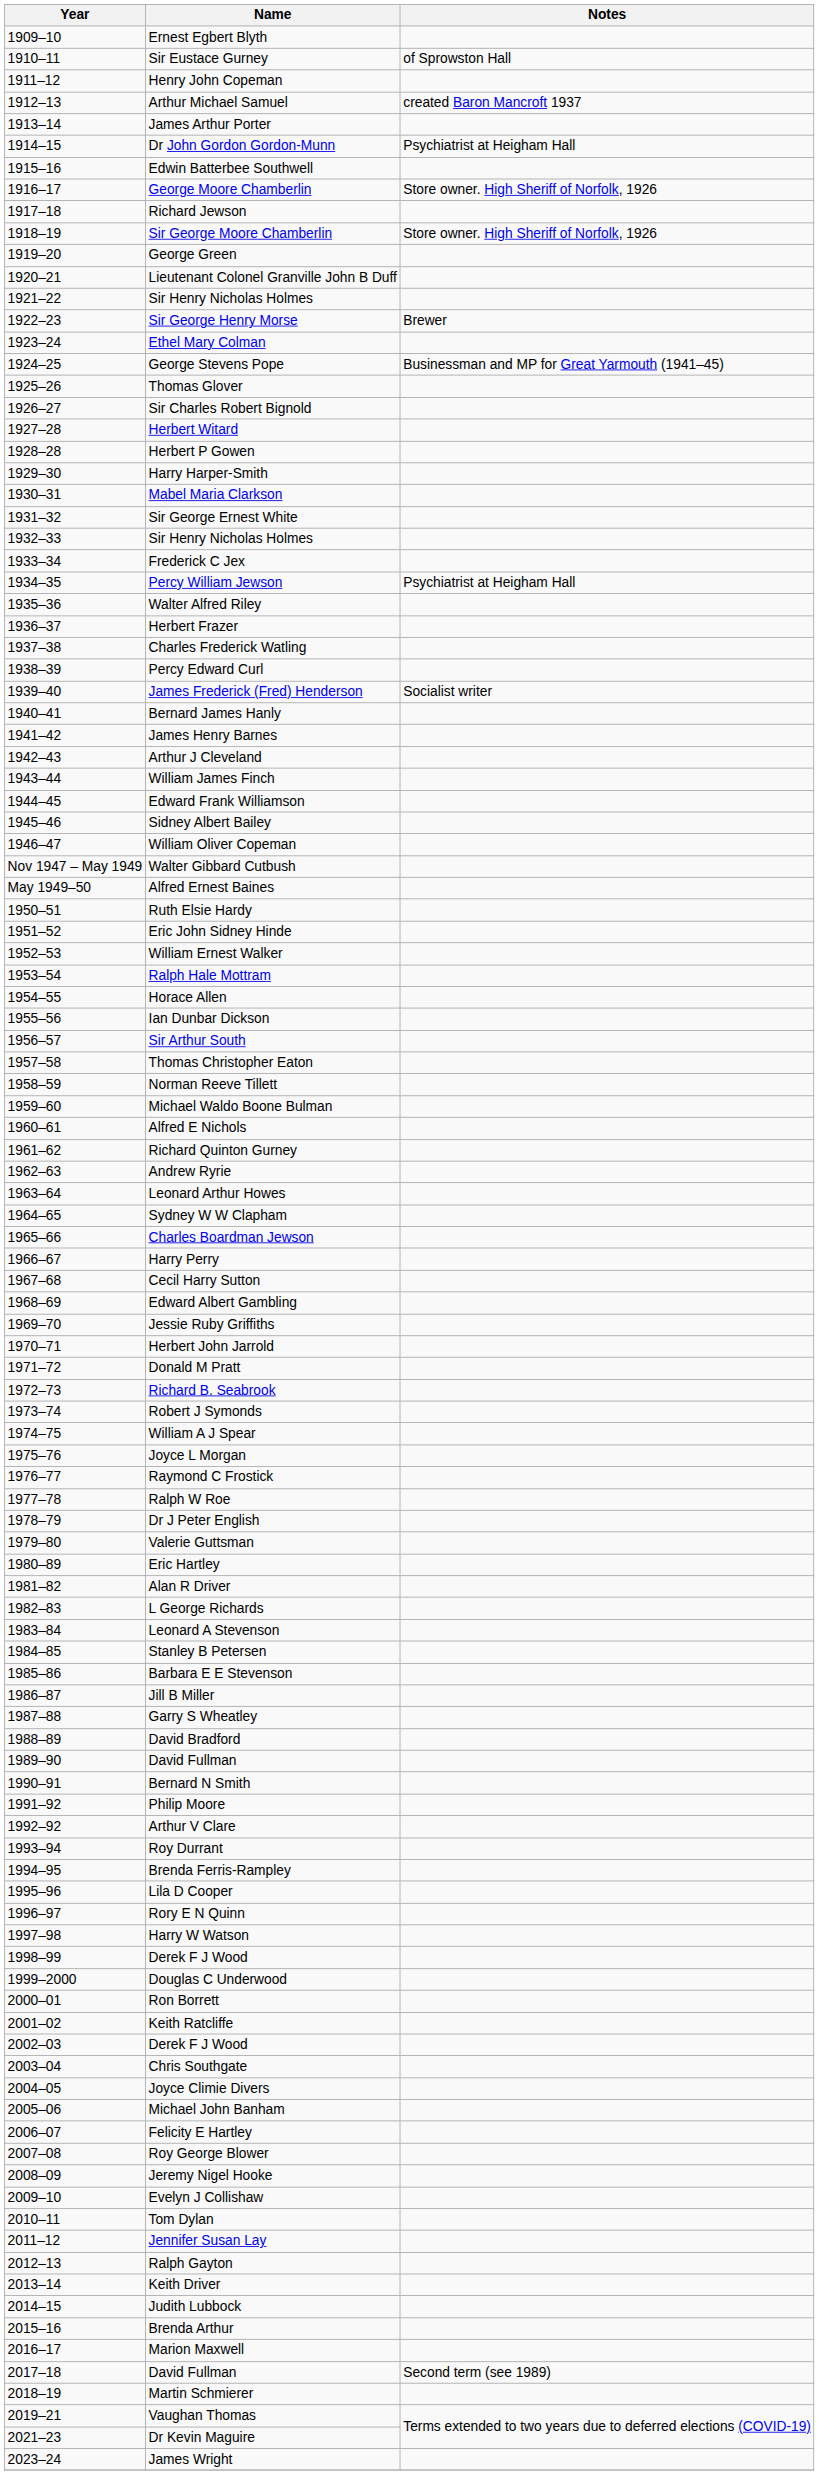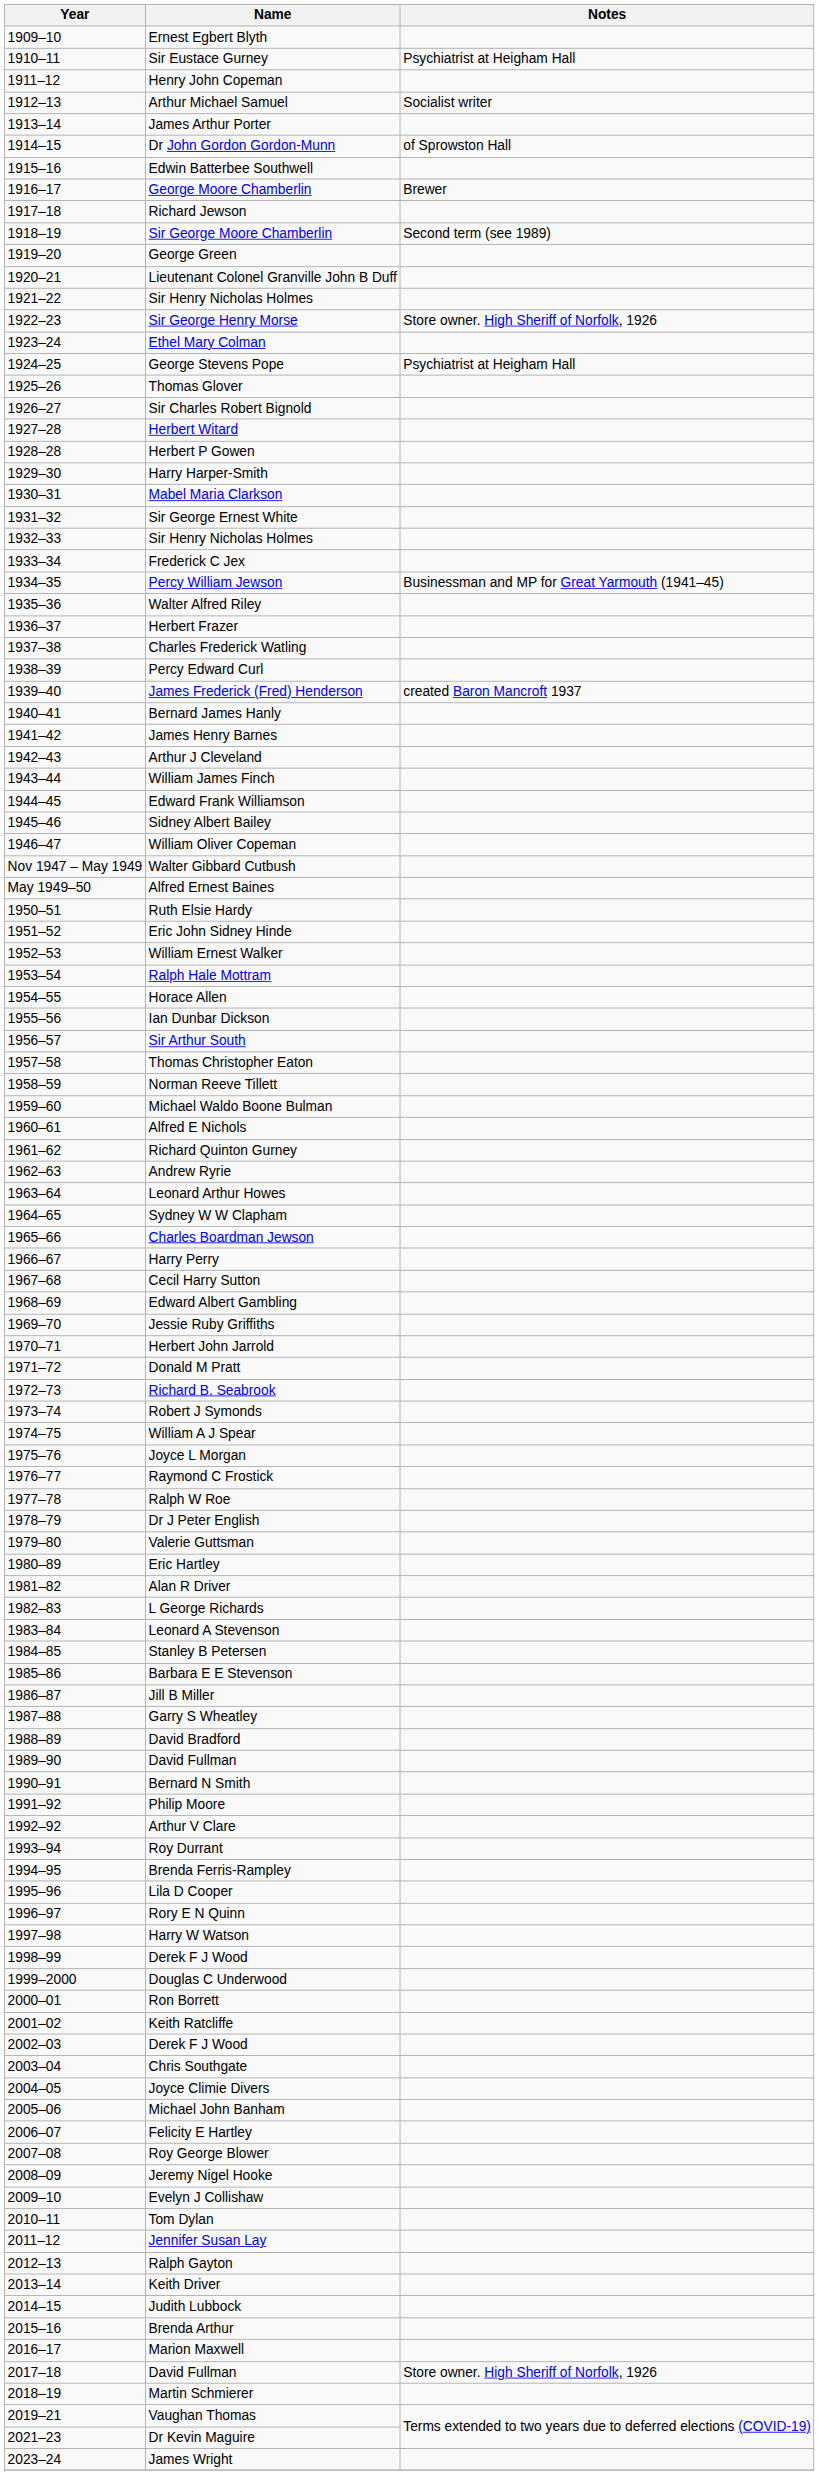(457, 59) of Sprowston Hall -> (489, 59) Psychiatrist at Heigham Hall
(492, 102) created Baron Mancroft 1937 -> (448, 102) Socialist writer
(489, 146) Psychiatrist at Heigham Hall -> (457, 146) of Sprowston Hall
(530, 189) Store owner. High Sheriff of Norfolk, 1926 -> (425, 189) Brewer
(530, 233) Store owner. High Sheriff of Norfolk, 1926 -> (477, 233) Second term (see 1989)
(425, 320) Brewer -> (530, 320) Store owner. High Sheriff of Norfolk, 1926
(564, 364) Businessman and MP for Great Yarmouth (1941–45) -> (489, 364) Psychiatrist at Heigham Hall
(489, 582) Psychiatrist at Heigham Hall -> (564, 582) Businessman and MP for Great Yarmouth (1941–45)
(448, 691) Socialist writer -> (492, 691) created Baron Mancroft 1937
(477, 2372) Second term (see 1989) -> (530, 2372) Store owner. High Sheriff of Norfolk, 1926
